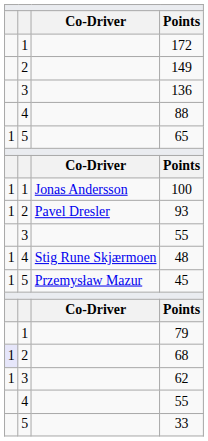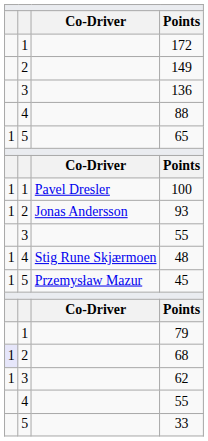(81, 188) Jonas Andersson -> (72, 188) Pavel Dresler
(72, 211) Pavel Dresler -> (81, 211) Jonas Andersson
